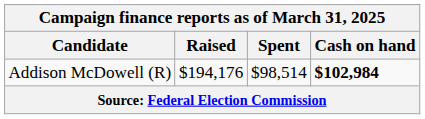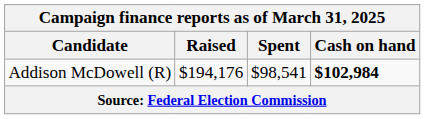(279, 72) $98,514 -> (279, 72) $98,541
